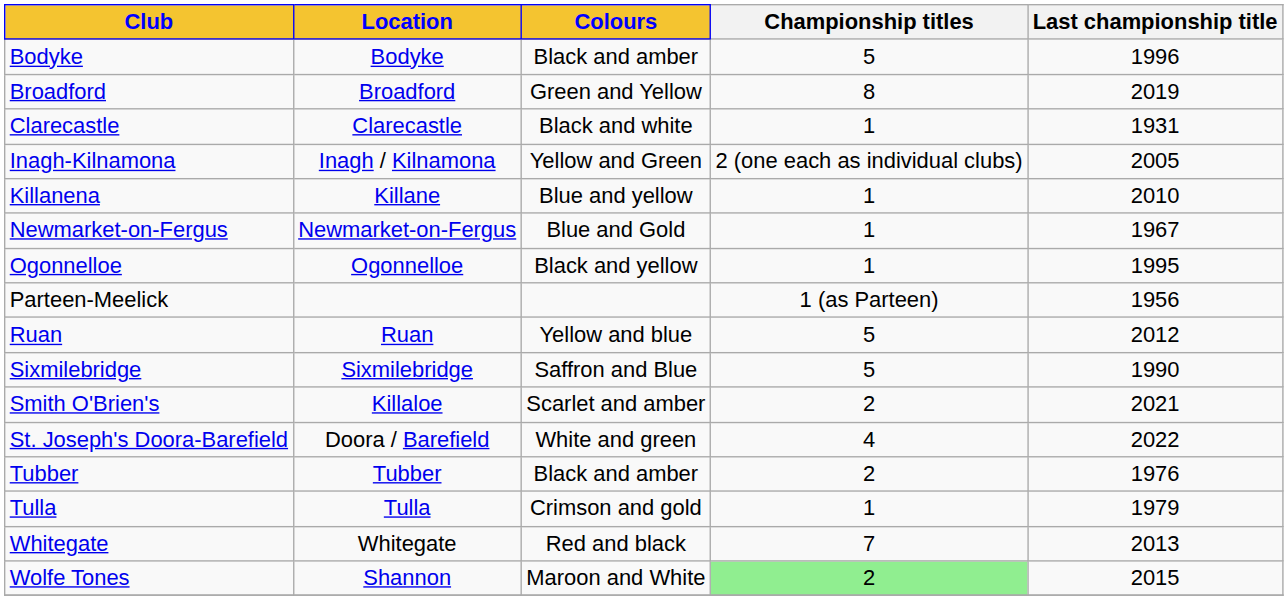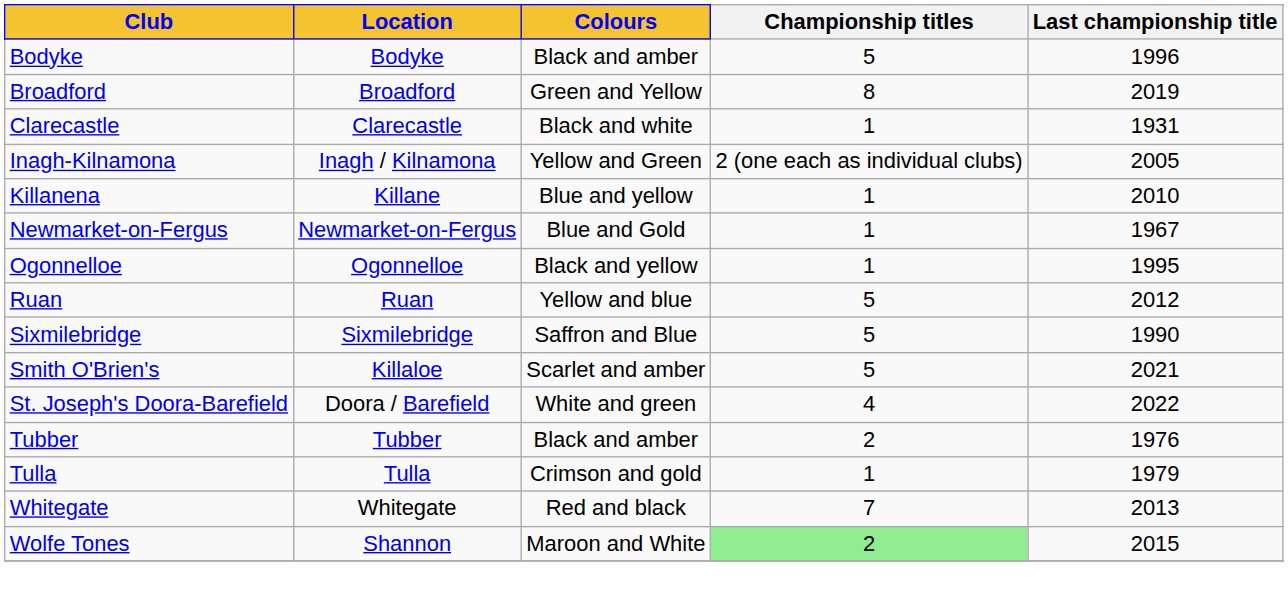- row: (89, 299)
(869, 404) 2 -> (869, 369) 5
